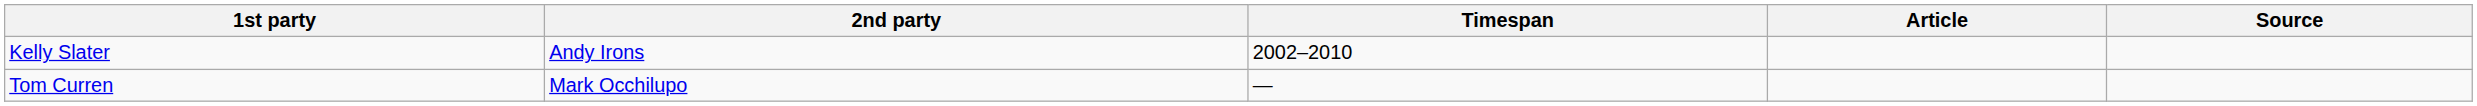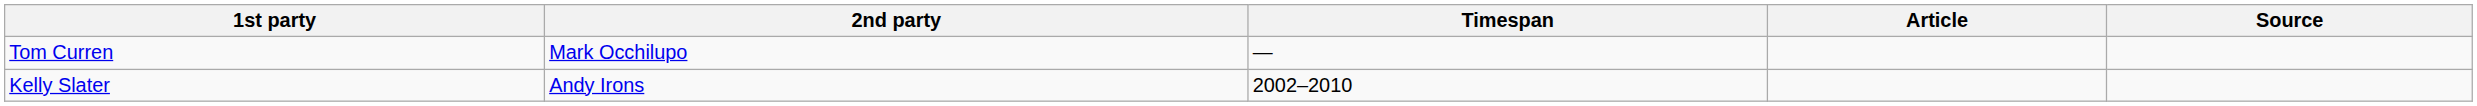rows swapped: (60, 52) <-> (61, 84)
